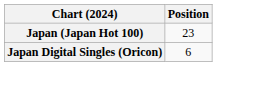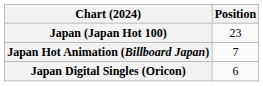+ row: (108, 52)
